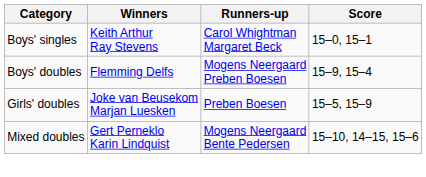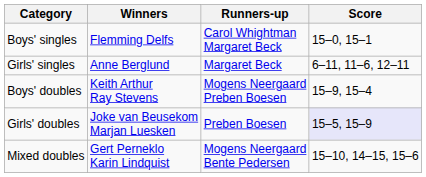(124, 39) Keith Arthur Ray Stevens -> (132, 39) Flemming Delfs
+ row: (41, 65)
(132, 72) Flemming Delfs -> (124, 91) Keith Arthur Ray Stevens
(342, 104) no background -> (342, 123) lavender background
